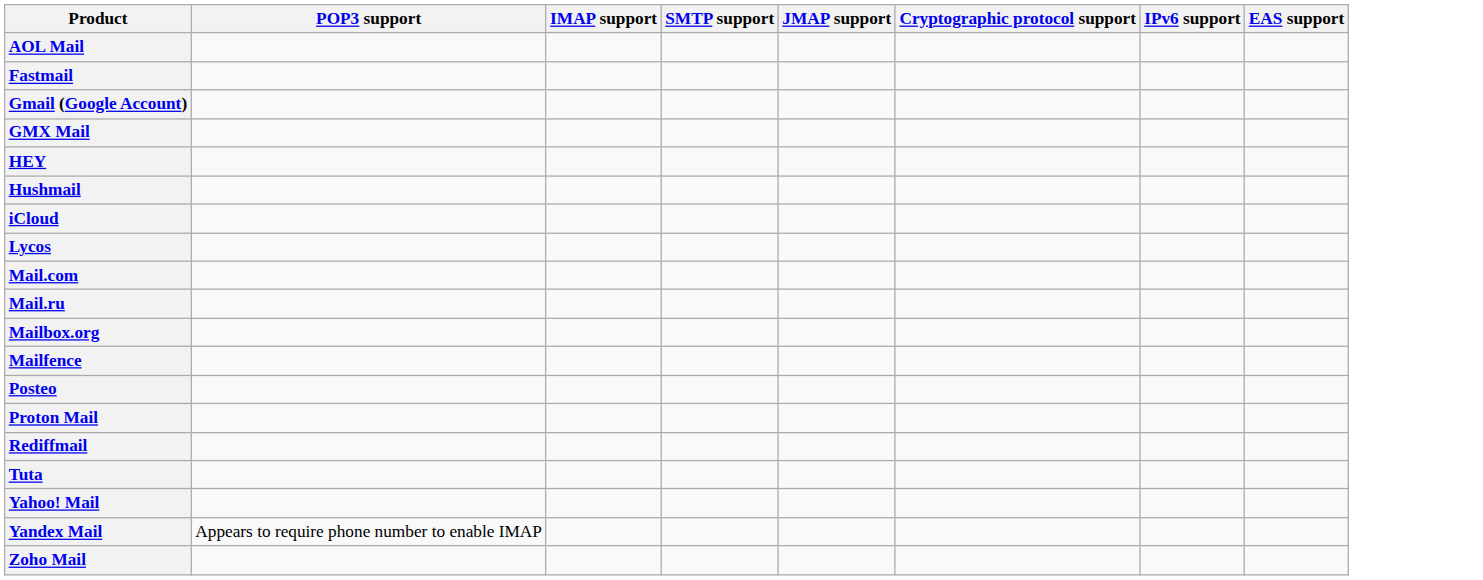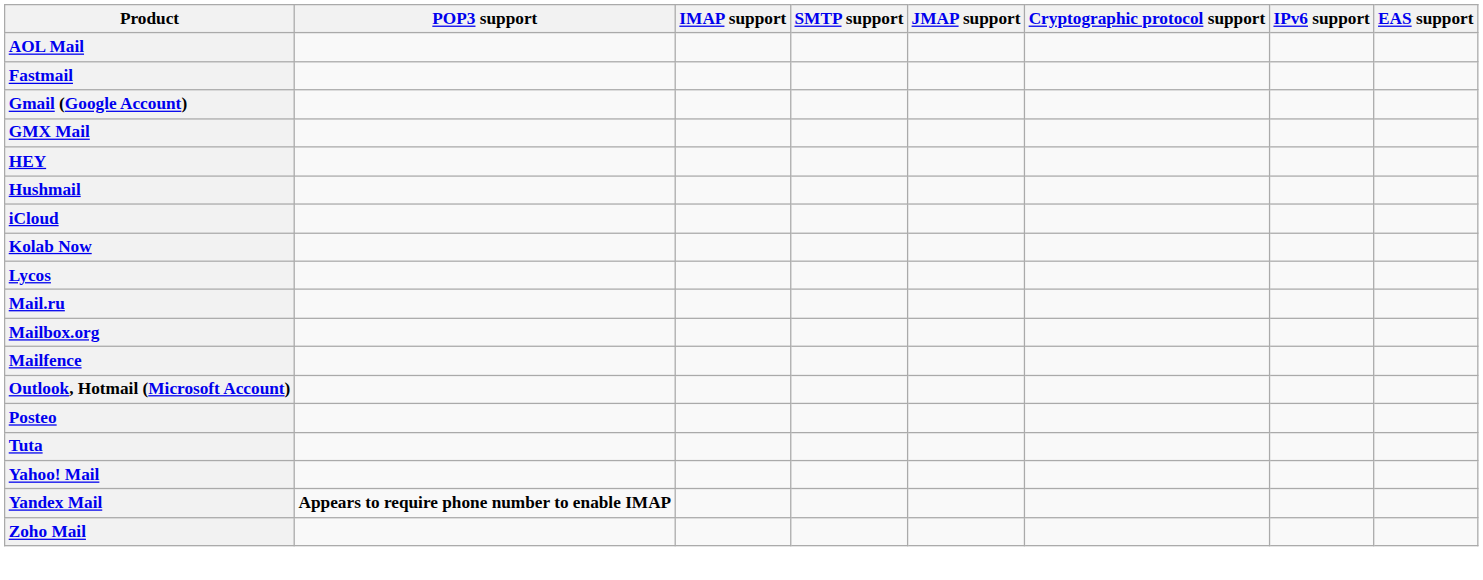+ row: (50, 246)
- row: (43, 274)
+ row: (150, 388)
- row: (53, 417)
- row: (48, 445)
(369, 531) normal -> (485, 502) bold
